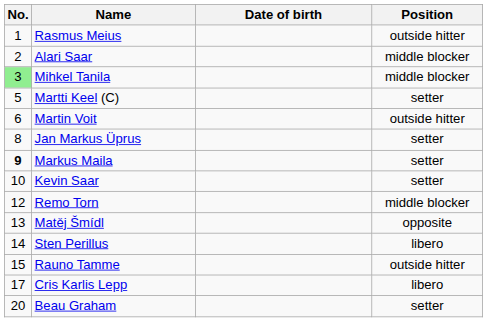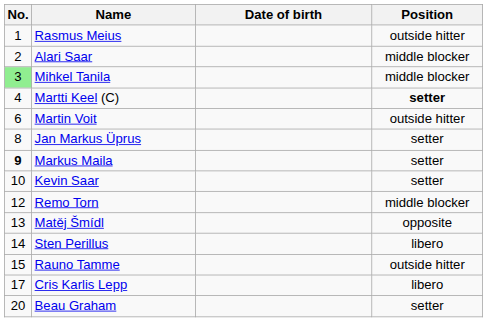(18, 98) 5 -> (18, 98) 4
(427, 98) normal -> (427, 98) bold
